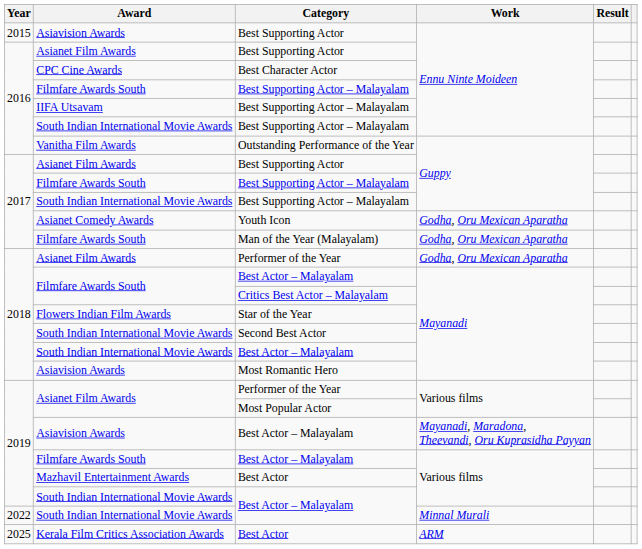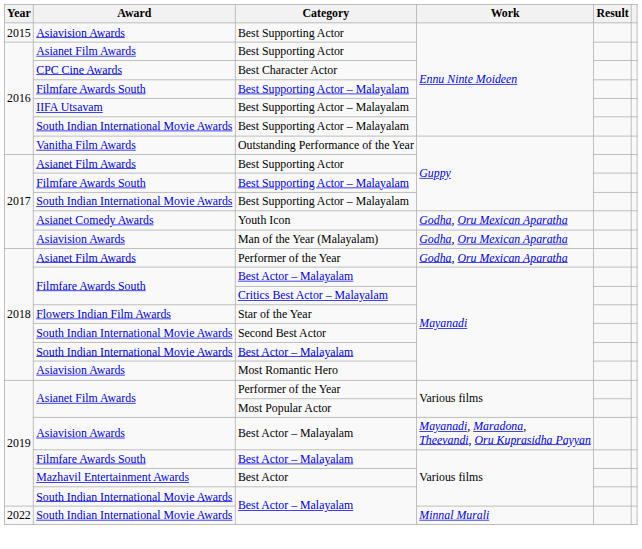(91, 239) Filmfare Awards South -> (81, 239) Asiavision Awards
- row: (19, 534)
